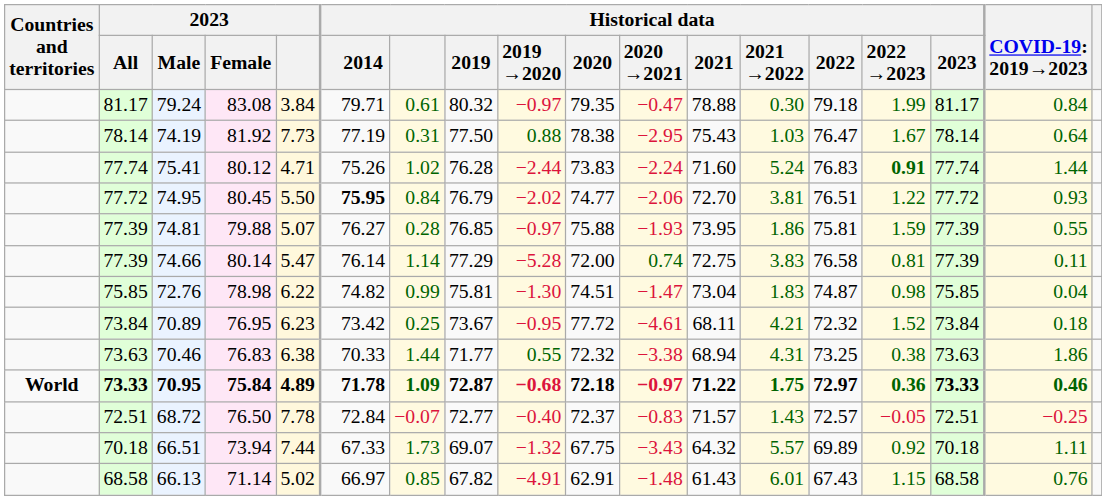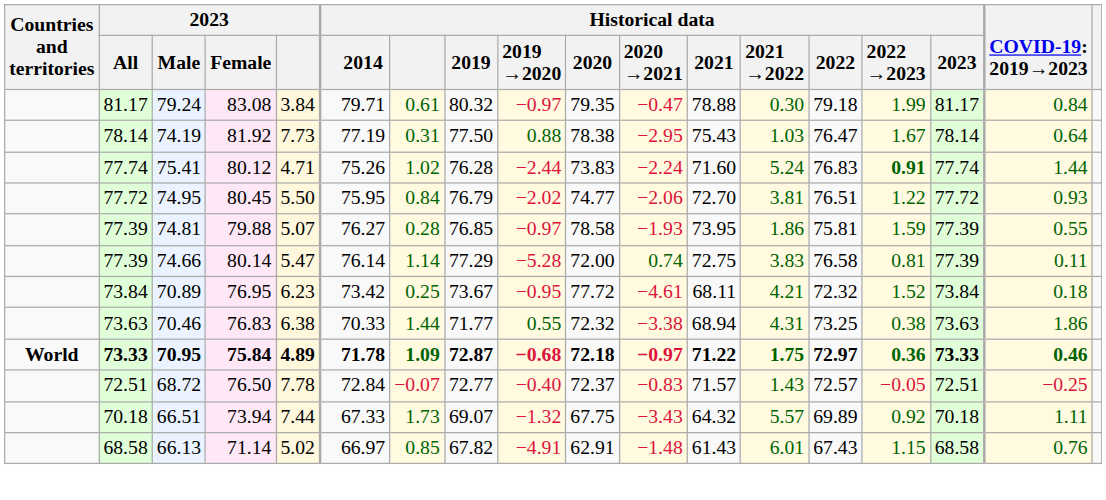(363, 198) bold -> (363, 198) normal
(592, 229) 75.88 -> (592, 229) 78.58
- row: (179, 291)
